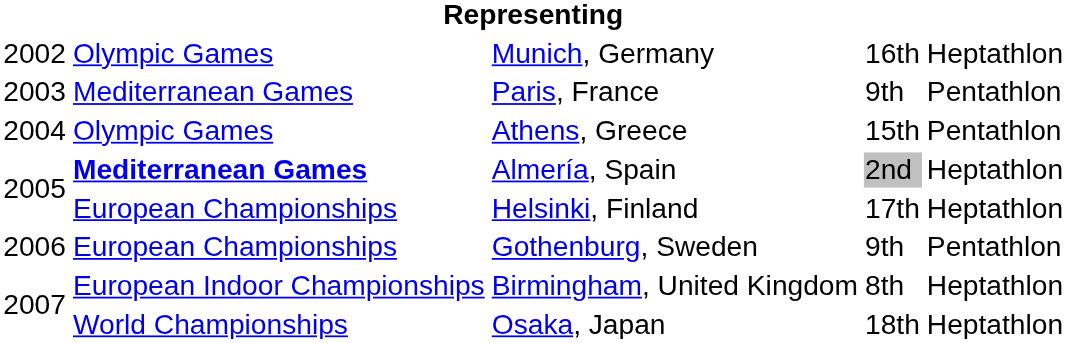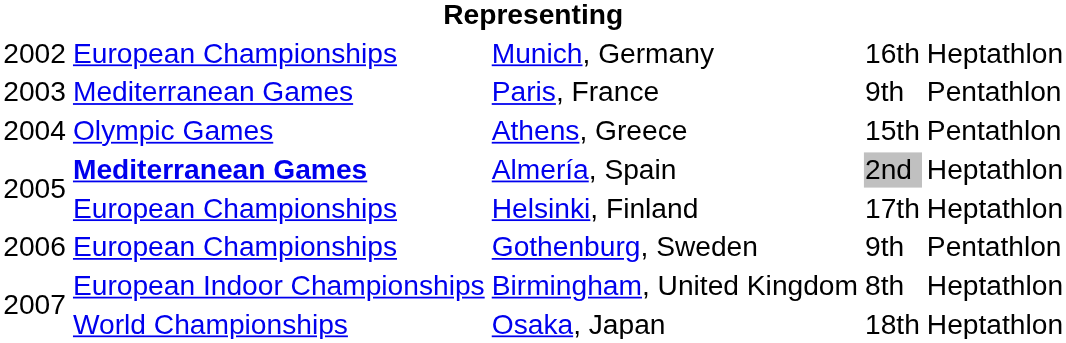(173, 53) Olympic Games -> (235, 53) European Championships
